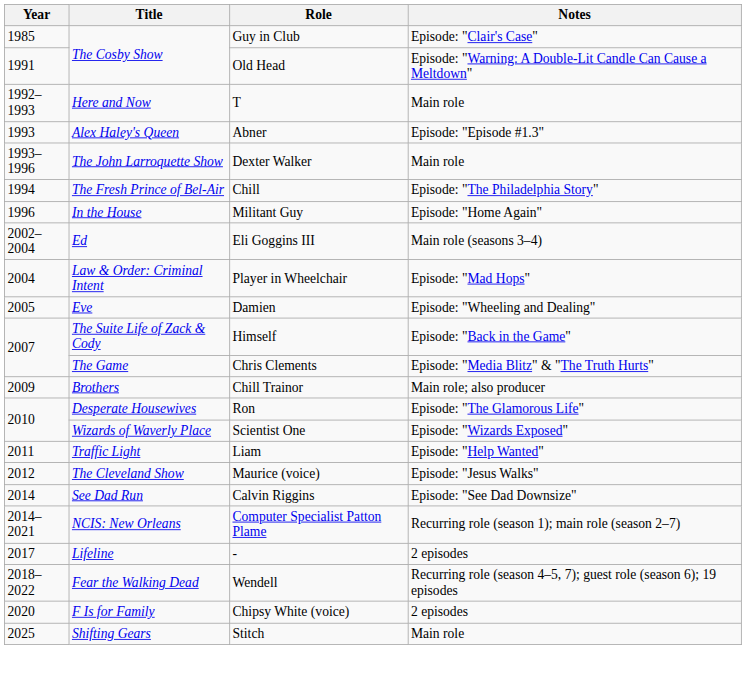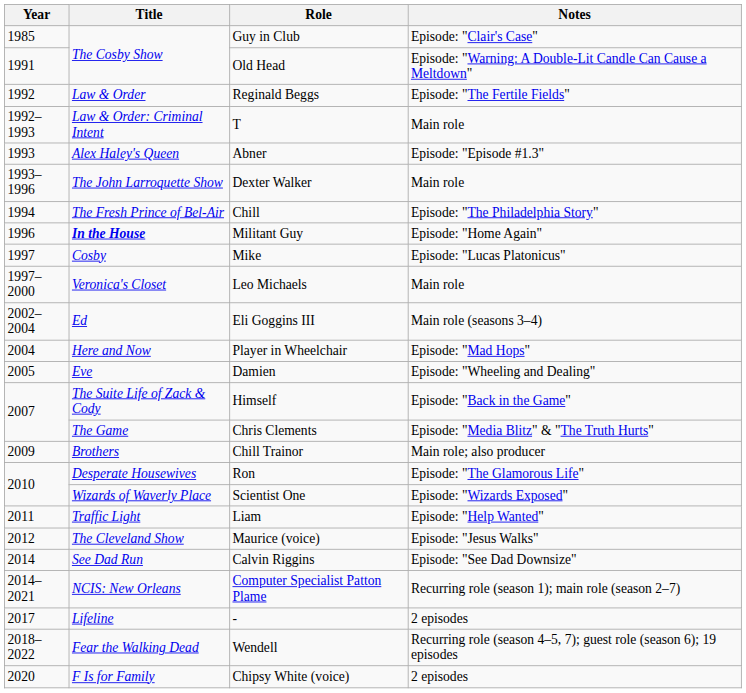+ row: (276, 95)
(111, 102) Here and Now -> (137, 124) Law & Order: Criminal Intent
(107, 212) normal -> (109, 233) bold
+ row: (247, 255)
+ row: (270, 284)
(137, 278) Law & Order: Criminal Intent -> (111, 350) Here and Now
- row: (248, 633)
